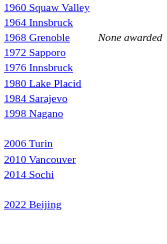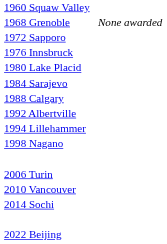- row: (39, 22)
+ row: (34, 98)
+ row: (40, 113)
+ row: (45, 128)
